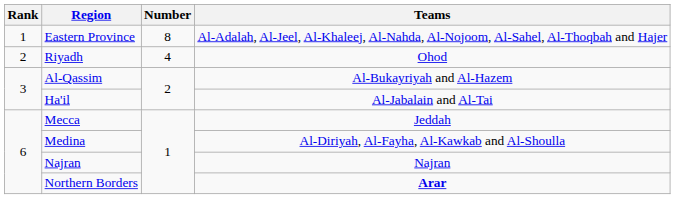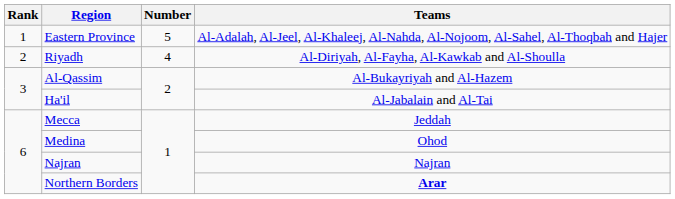(168, 36) 8 -> (168, 36) 5
(432, 57) Ohod -> (432, 57) Al-Diriyah, Al-Fayha, Al-Kawkab and Al-Shoulla
(432, 141) Al-Diriyah, Al-Fayha, Al-Kawkab and Al-Shoulla -> (432, 141) Ohod
